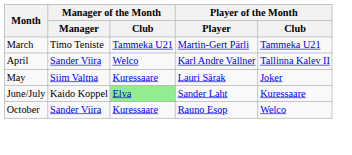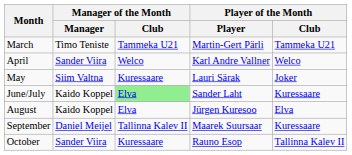(295, 61) Tallinna Kalev II -> (288, 61) Welco
+ row: (21, 110)
+ row: (29, 126)
(273, 110) Welco -> (310, 142) Tallinna Kalev II
